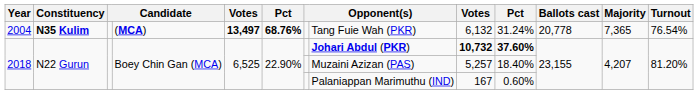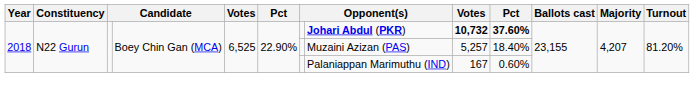- row: (19, 30)
